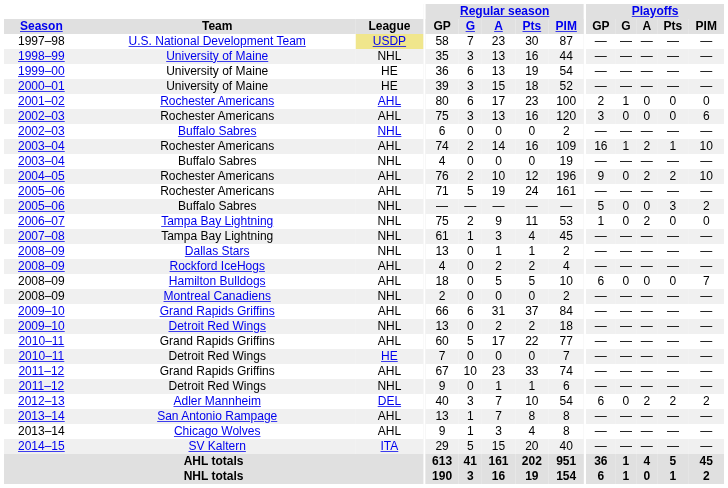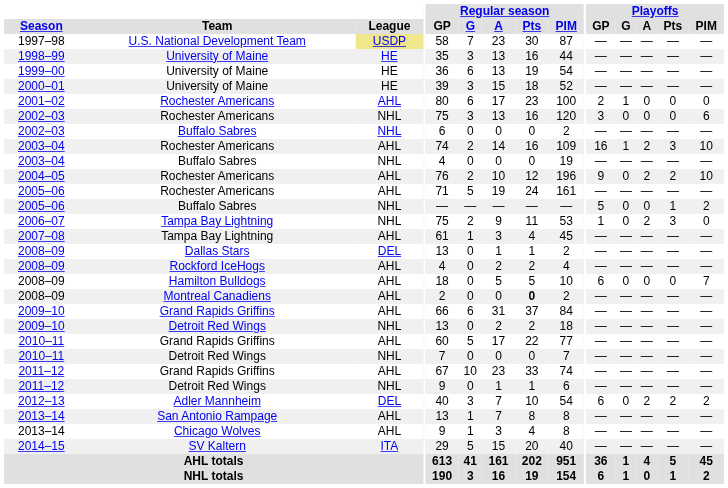(389, 56) NHL -> (389, 56) HE
(389, 116) AHL -> (389, 116) NHL
(673, 146) 1 -> (673, 146) 3
(673, 206) 3 -> (673, 206) 1
(673, 221) 0 -> (673, 221) 3
(389, 236) NHL -> (389, 236) AHL
(389, 251) NHL -> (389, 251) DEL
(389, 296) NHL -> (389, 296) AHL
(532, 296) normal -> (532, 296) bold
(389, 356) HE -> (389, 356) NHL
